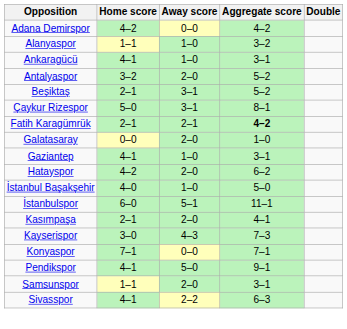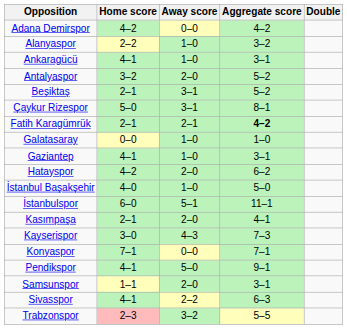(128, 44) 1–1 -> (128, 44) 2–2
(190, 140) 2–0 -> (190, 140) 1–0
+ row: (51, 316)
